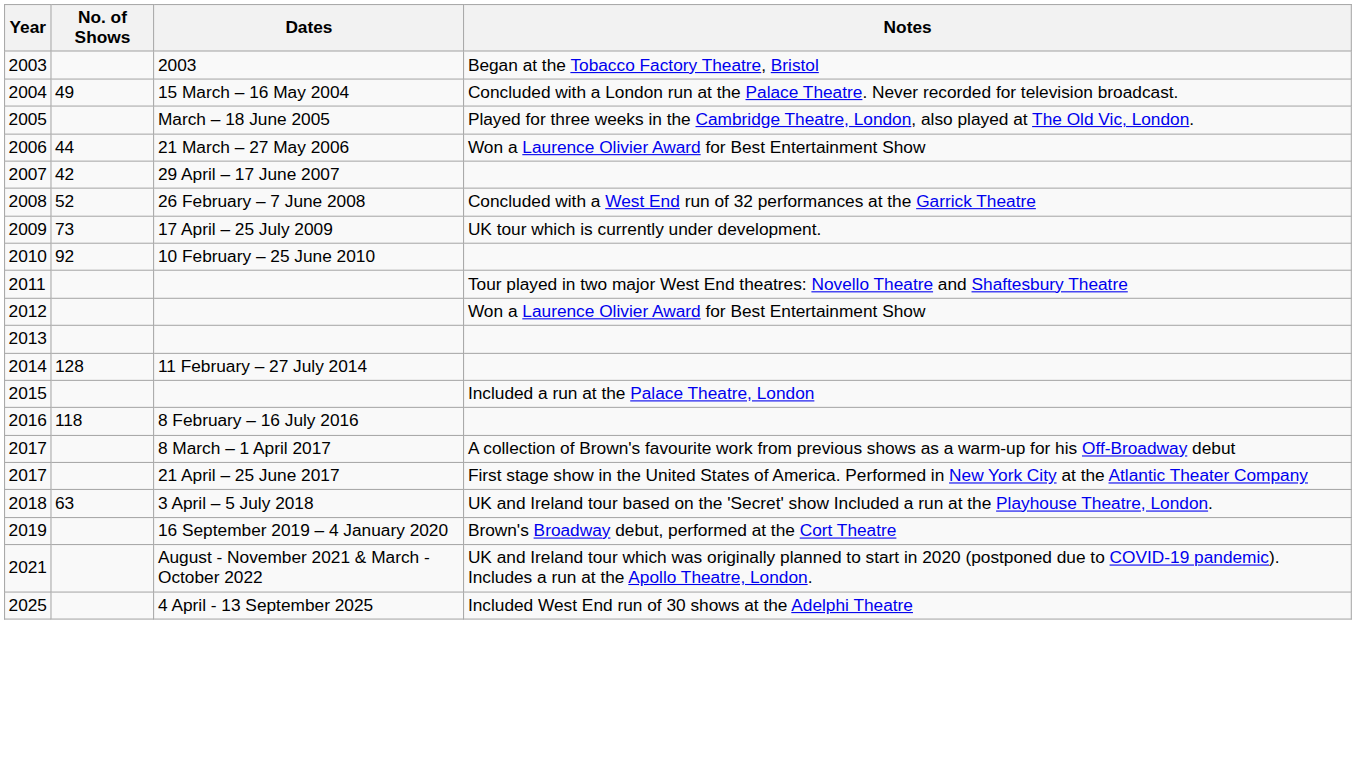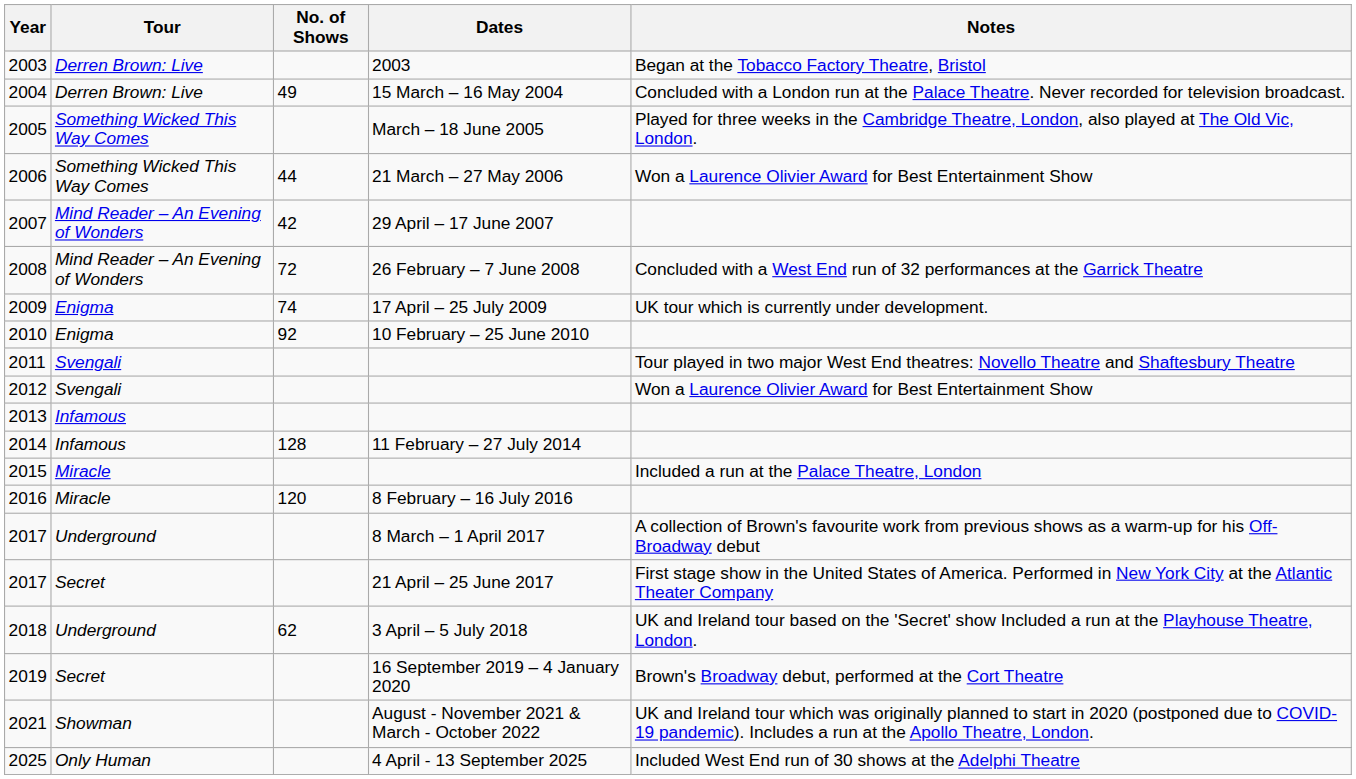+ column: (162, 27)
(65, 202) 52 -> (287, 270) 72
(65, 229) 73 -> (287, 307) 74
(69, 421) 118 -> (292, 499) 120
(65, 503) 63 -> (287, 629) 62
